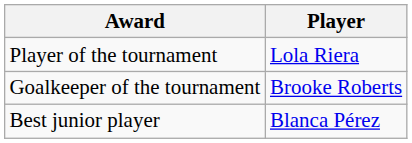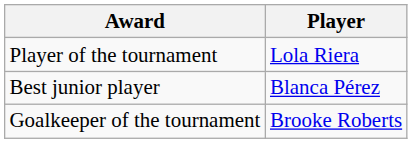rows swapped: (135, 87) <-> (85, 120)
